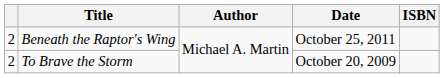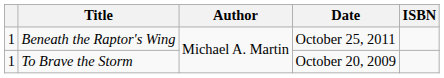(11, 38) 2 -> (11, 38) 1
(11, 61) 2 -> (11, 61) 1
